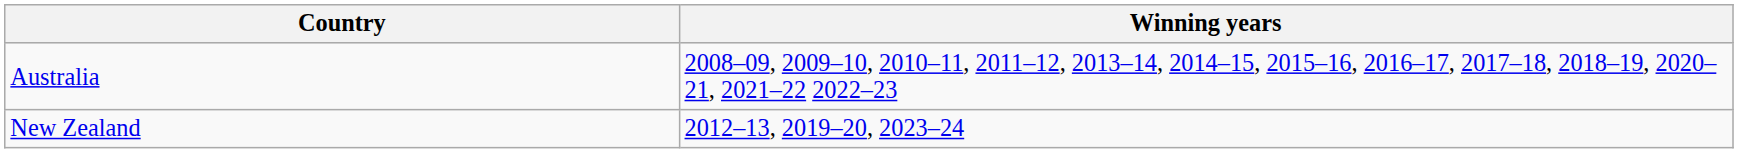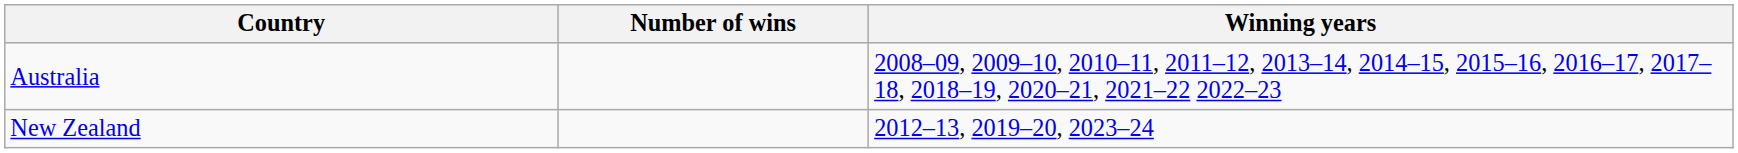+ column: (713, 23)
